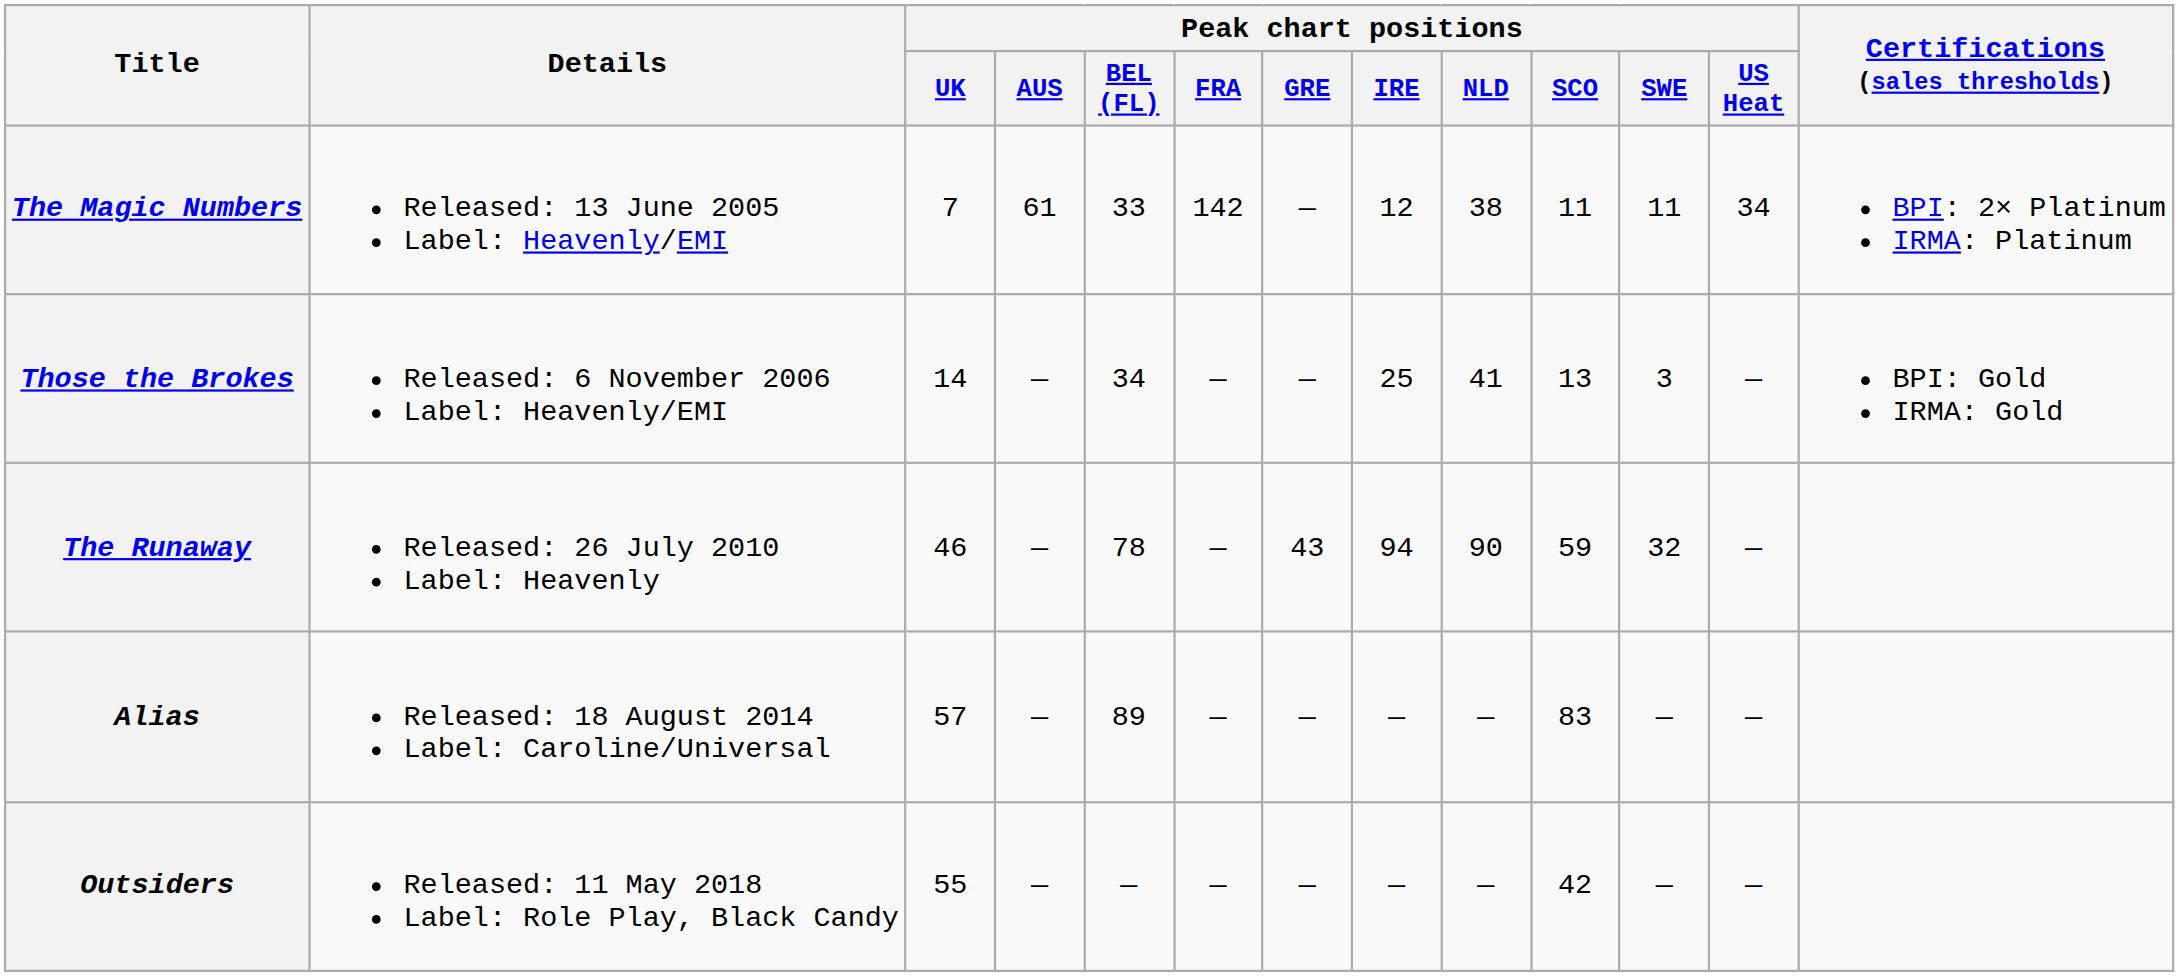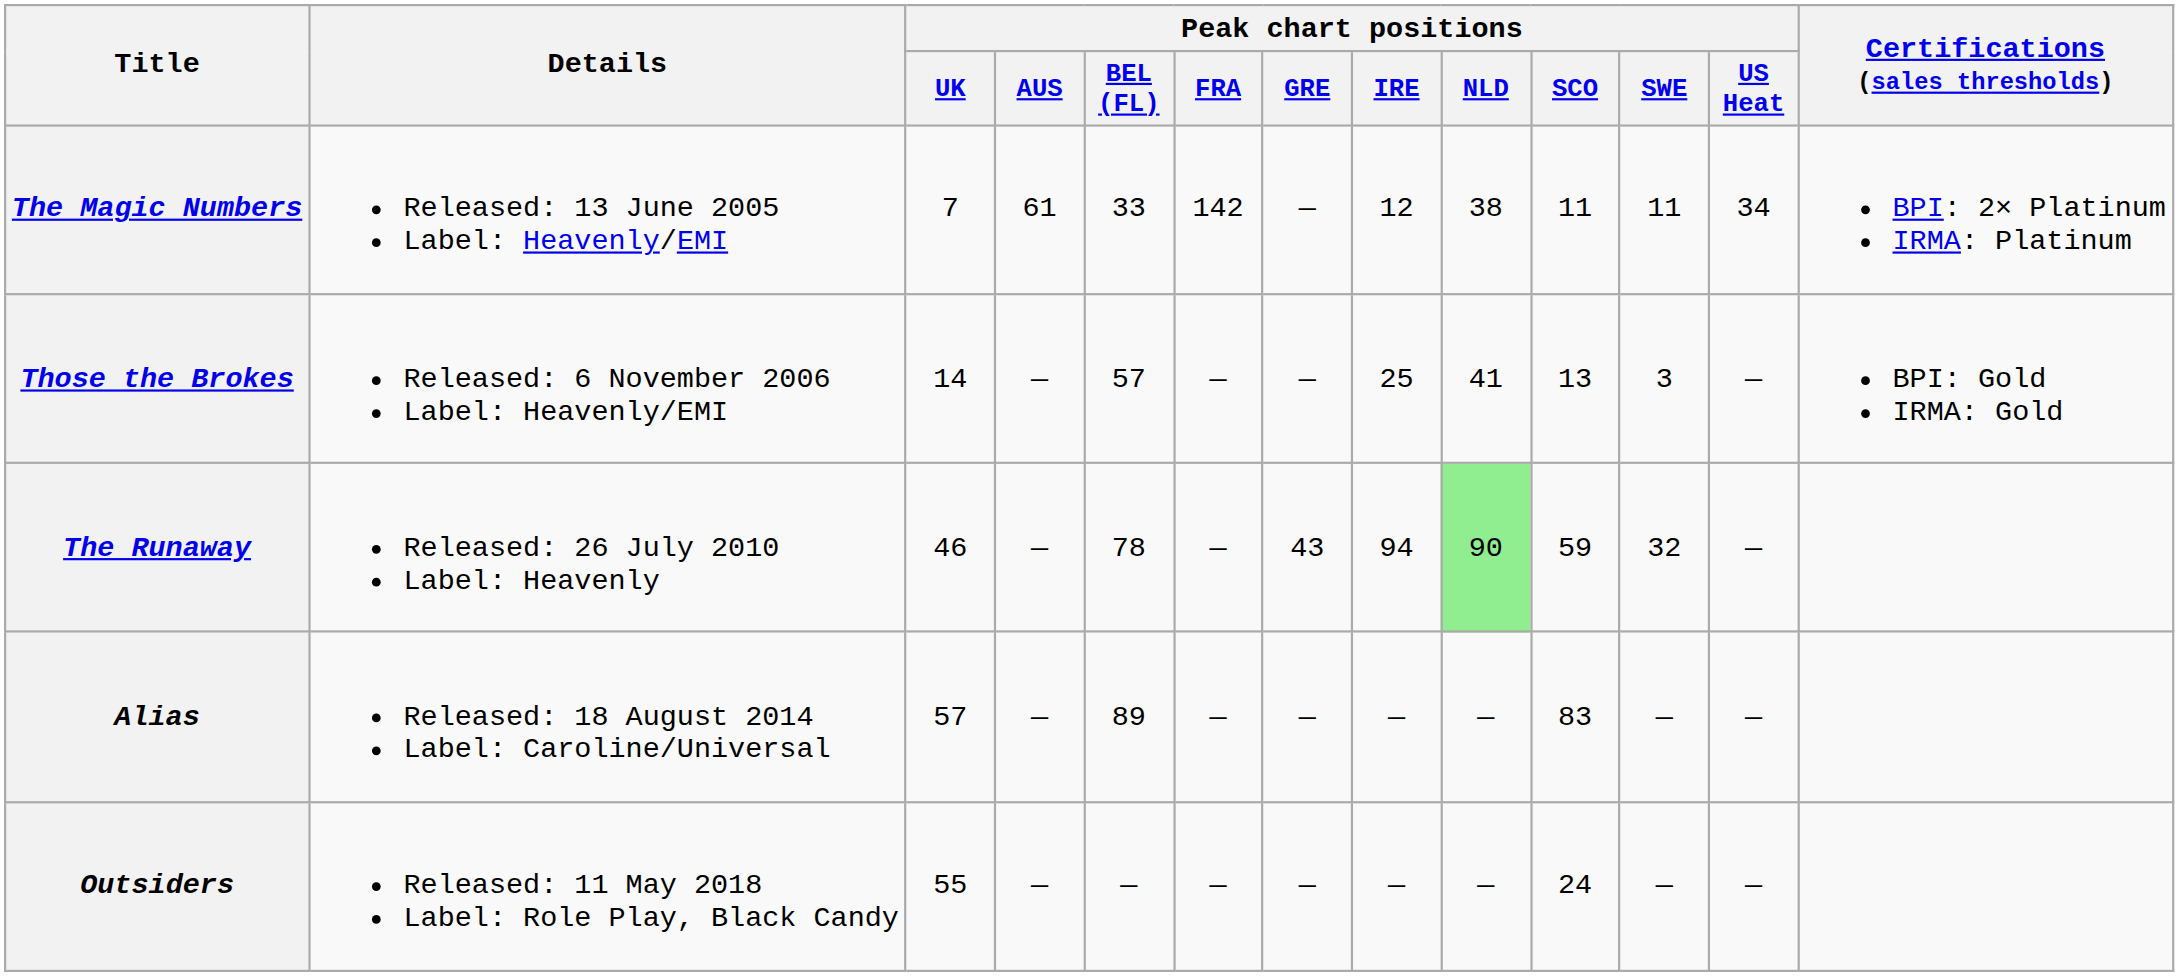(1129, 379) 34 -> (1129, 379) 57
(1486, 548) no background -> (1486, 548) lightgreen background
(1575, 886) 42 -> (1575, 886) 24
